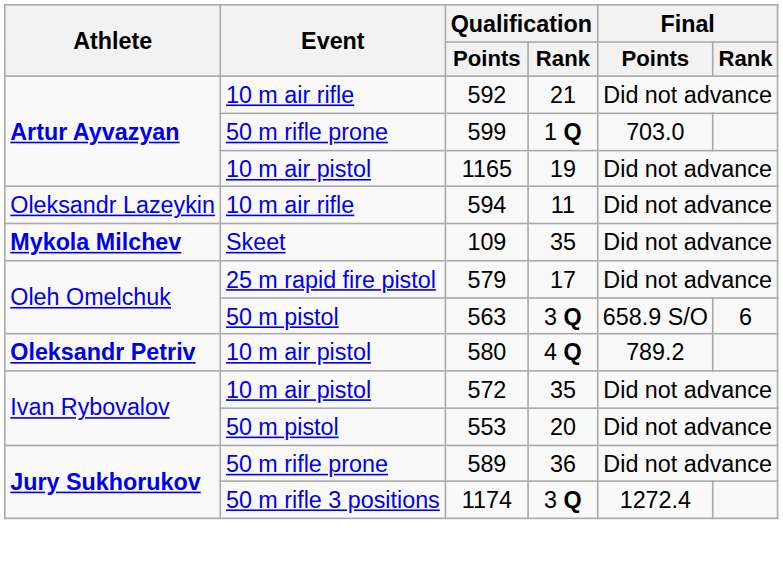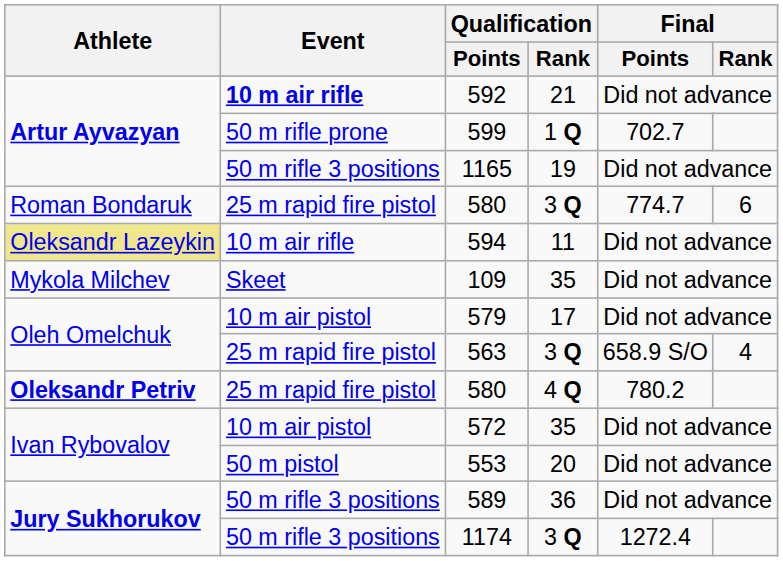(290, 95) normal -> (295, 95) bold
(655, 132) 703.0 -> (655, 132) 702.7
(299, 169) 10 m air pistol -> (333, 169) 50 m rifle 3 positions
+ row: (487, 206)
(113, 206) no background -> (113, 243) khaki background
(96, 243) bold -> (90, 280) normal
(331, 280) 25 m rapid fire pistol -> (299, 316) 10 m air pistol
(282, 316) 50 m pistol -> (331, 353) 25 m rapid fire pistol
(746, 316) 6 -> (746, 353) 4
(299, 353) 10 m air pistol -> (331, 390) 25 m rapid fire pistol
(655, 353) 789.2 -> (655, 390) 780.2
(307, 464) 50 m rifle prone -> (333, 501) 50 m rifle 3 positions
